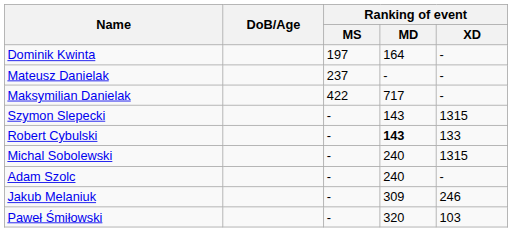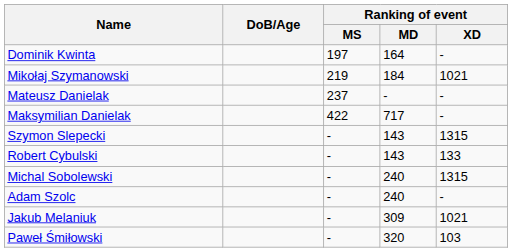+ row: (68, 75)
(394, 136) bold -> (394, 156) normal
(450, 197) 246 -> (454, 217) 1021
